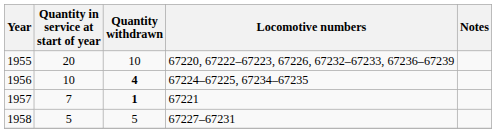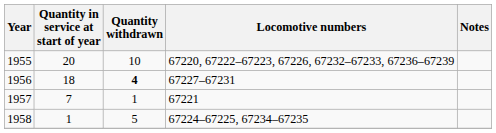(69, 80) 10 -> (69, 80) 18
(238, 80) 67224–67225, 67234–67235 -> (202, 80) 67227–67231
(135, 99) bold -> (135, 99) normal
(69, 118) 5 -> (69, 118) 1
(202, 118) 67227–67231 -> (238, 118) 67224–67225, 67234–67235
